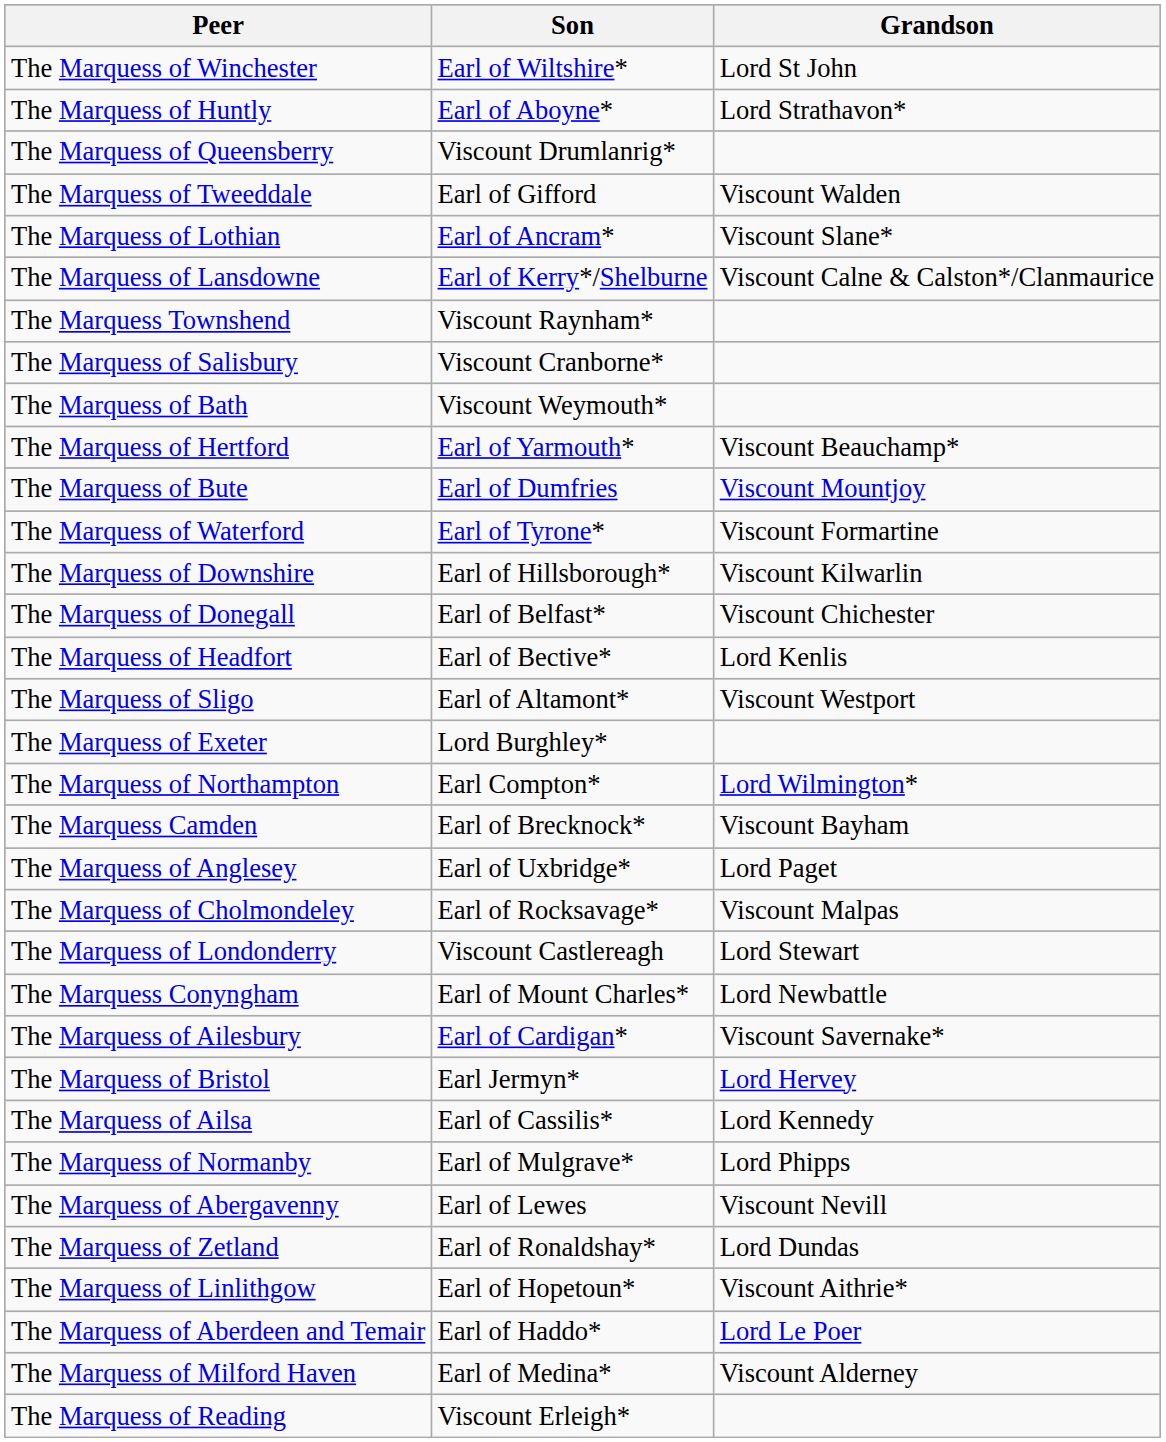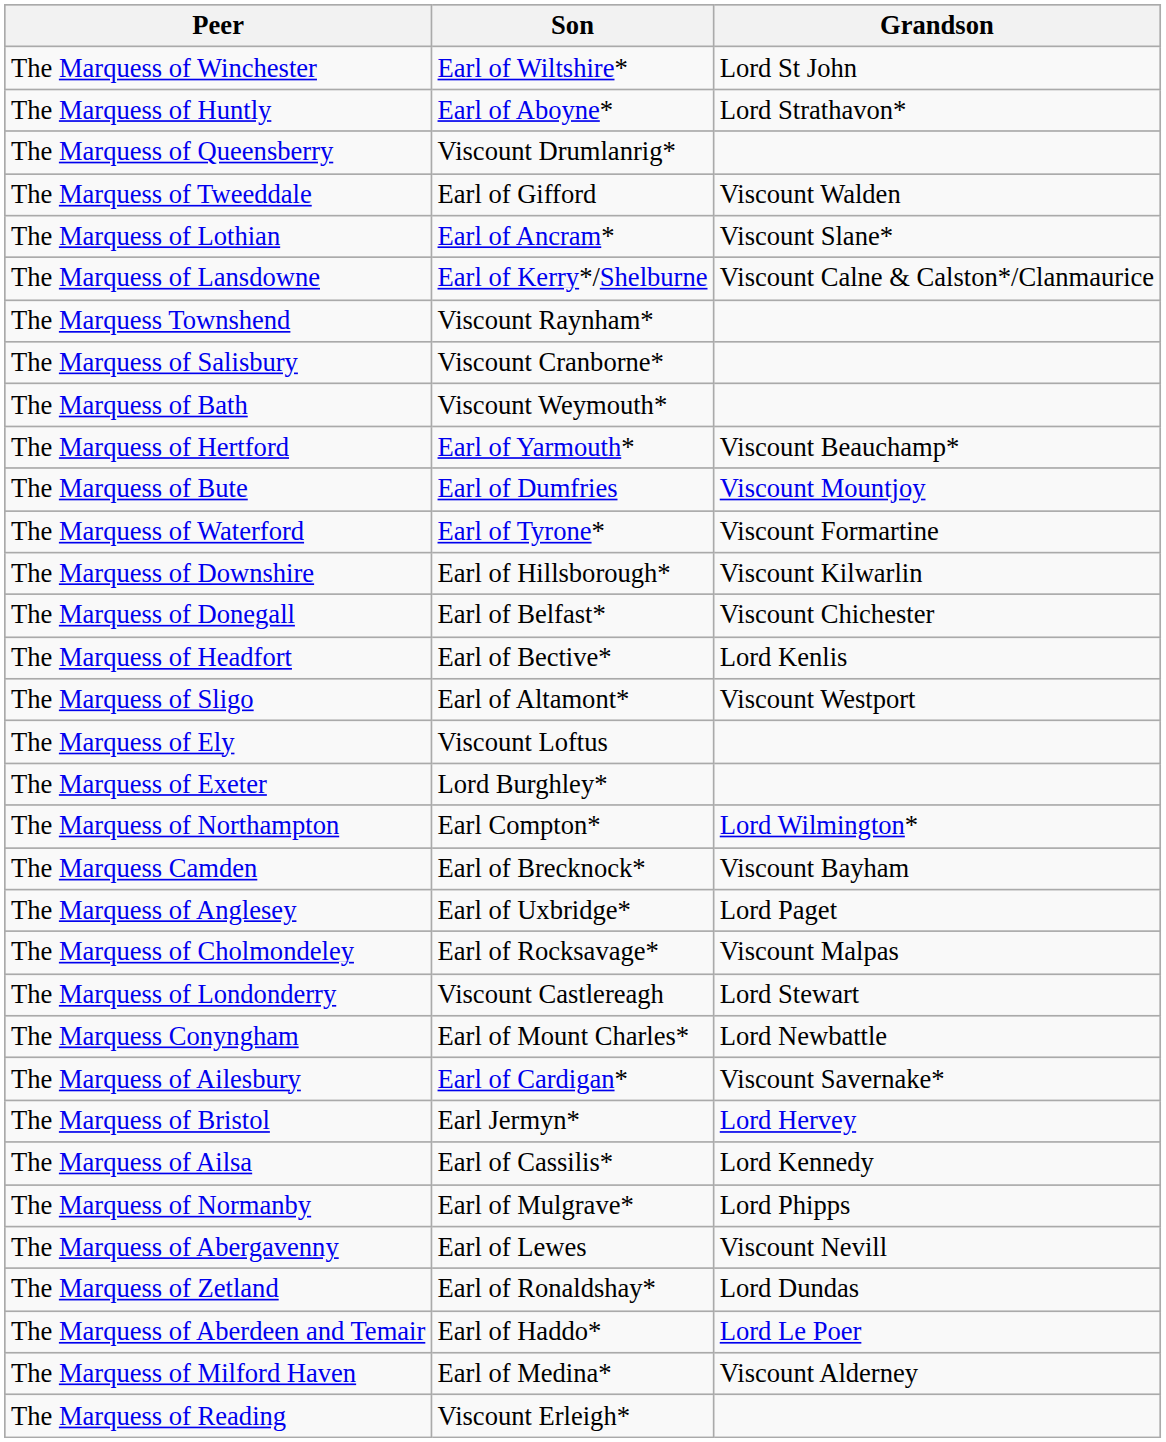+ row: (123, 741)
- row: (163, 1289)
